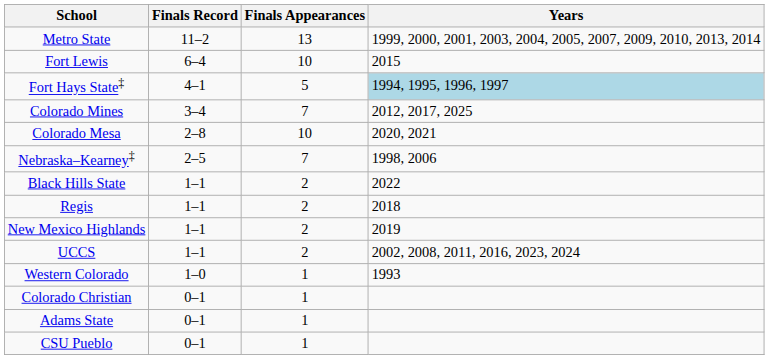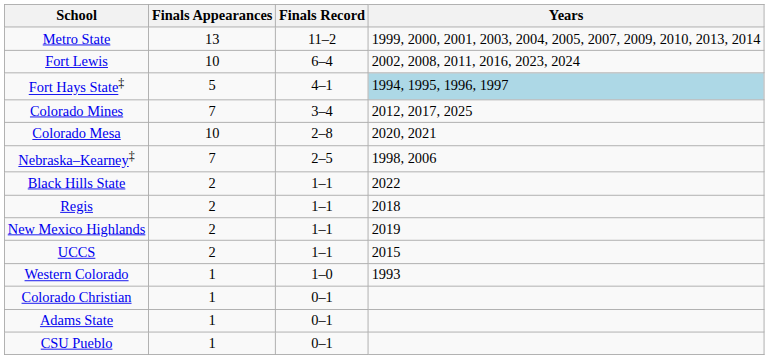columns swapped: (195, 15) <-> (305, 15)
(386, 61) 2015 -> (476, 61) 2002, 2008, 2011, 2016, 2023, 2024
(476, 252) 2002, 2008, 2011, 2016, 2023, 2024 -> (386, 252) 2015
